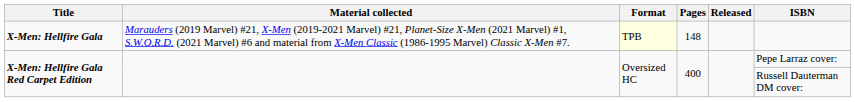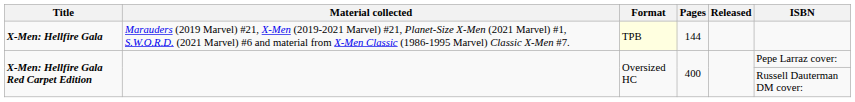(693, 36) 148 -> (693, 36) 144
